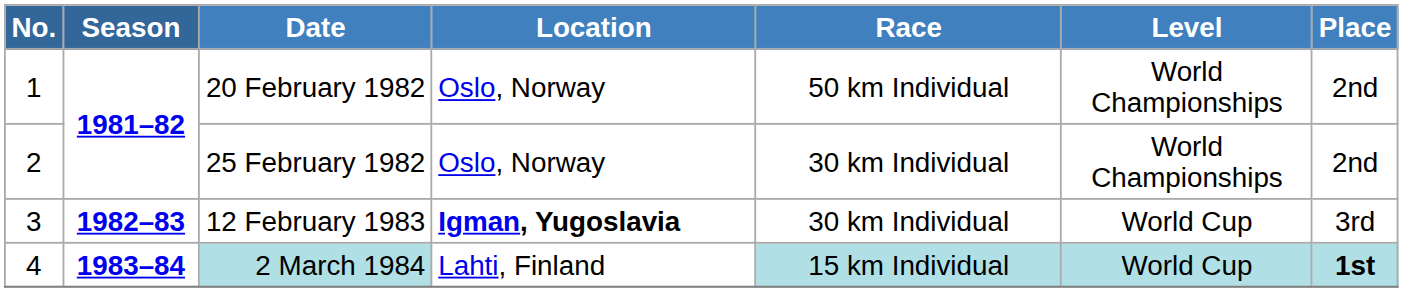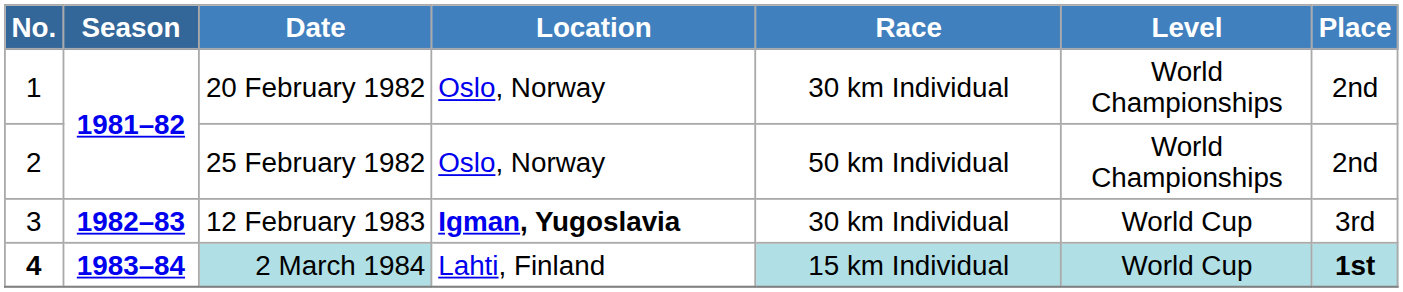(909, 87) 50 km Individual -> (909, 87) 30 km Individual
(909, 162) 30 km Individual -> (909, 162) 50 km Individual
(34, 265) normal -> (34, 265) bold
